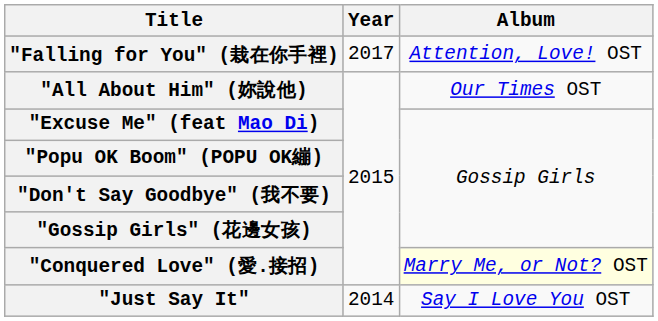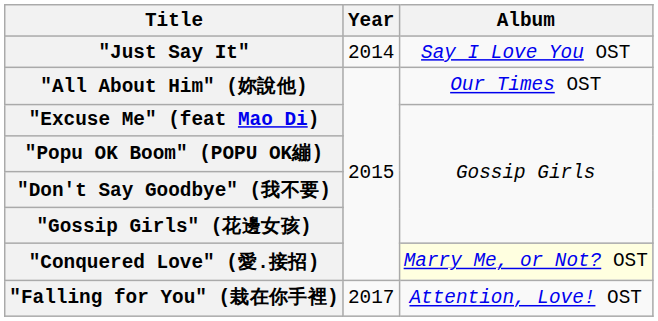rows swapped: (174, 300) <-> (174, 55)
